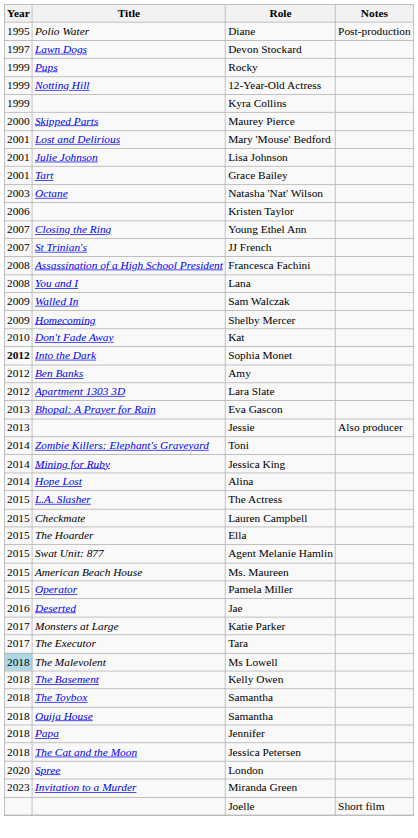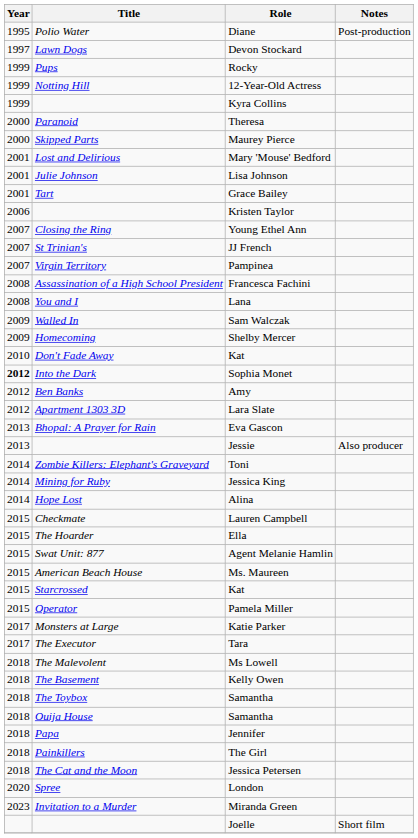+ row: (56, 121)
- row: (51, 193)
+ row: (71, 265)
- row: (63, 499)
+ row: (61, 590)
- row: (55, 608)
(18, 662) lightblue background -> (18, 662) no background
+ row: (60, 752)
